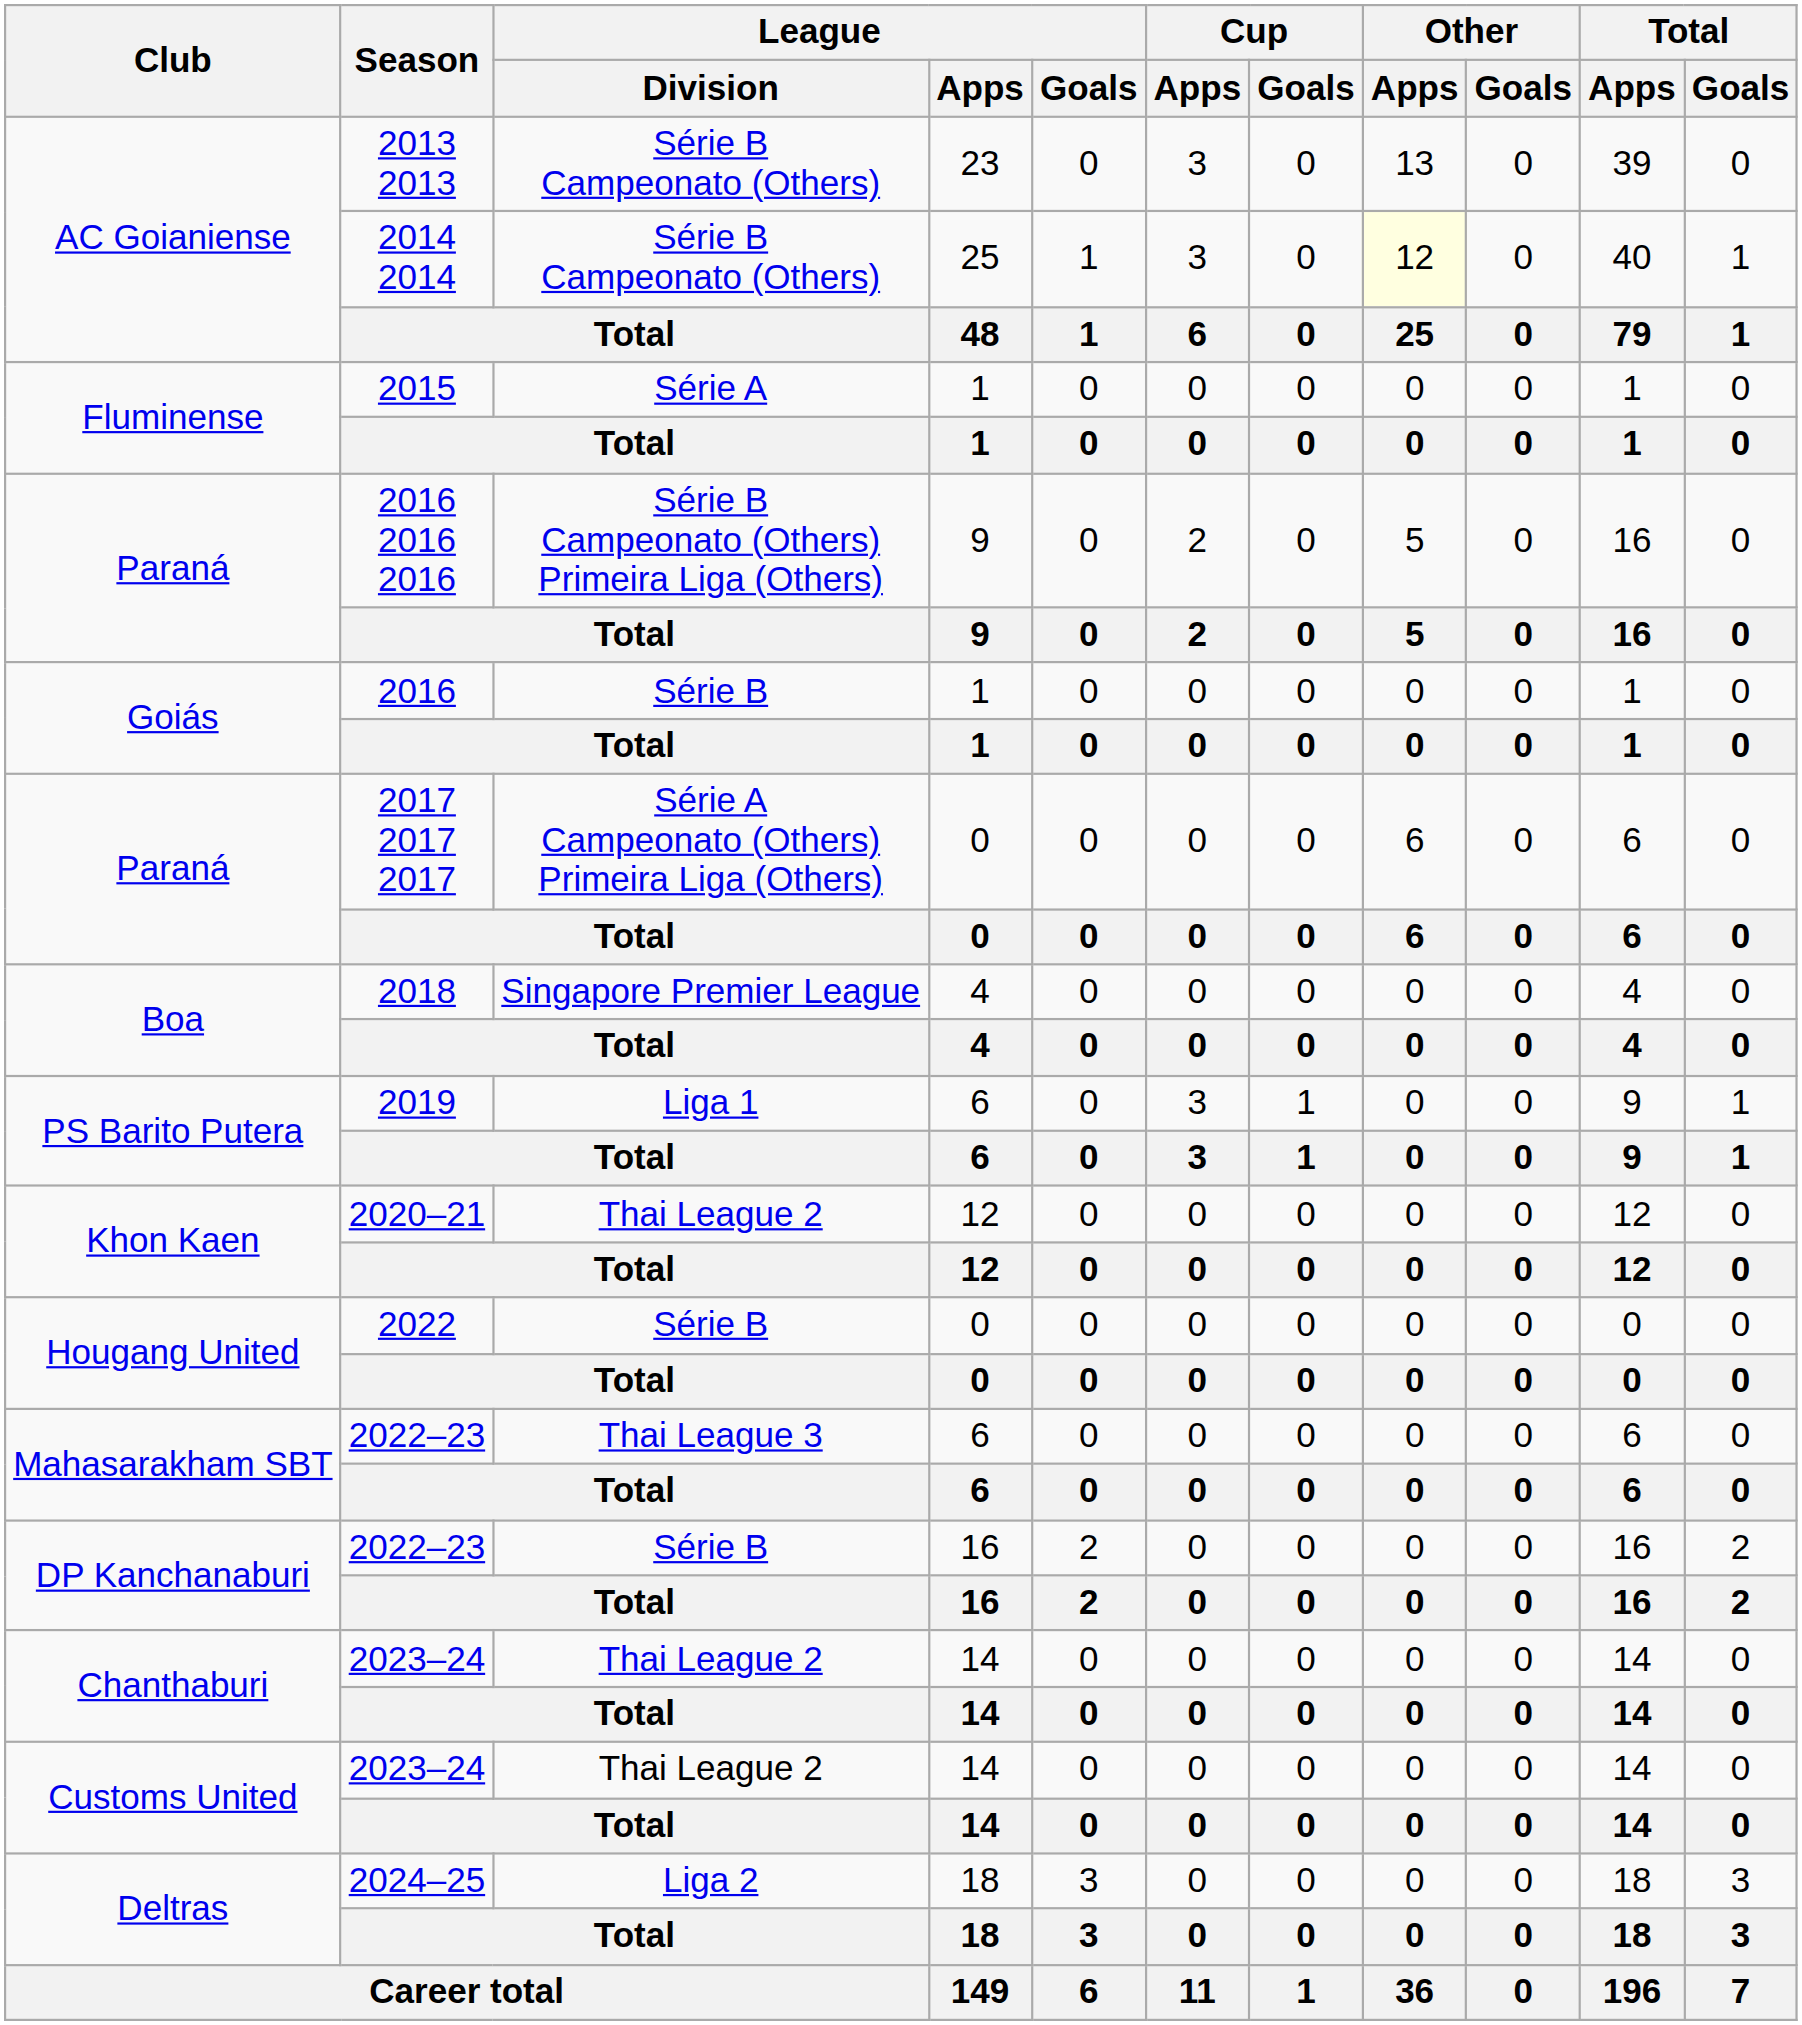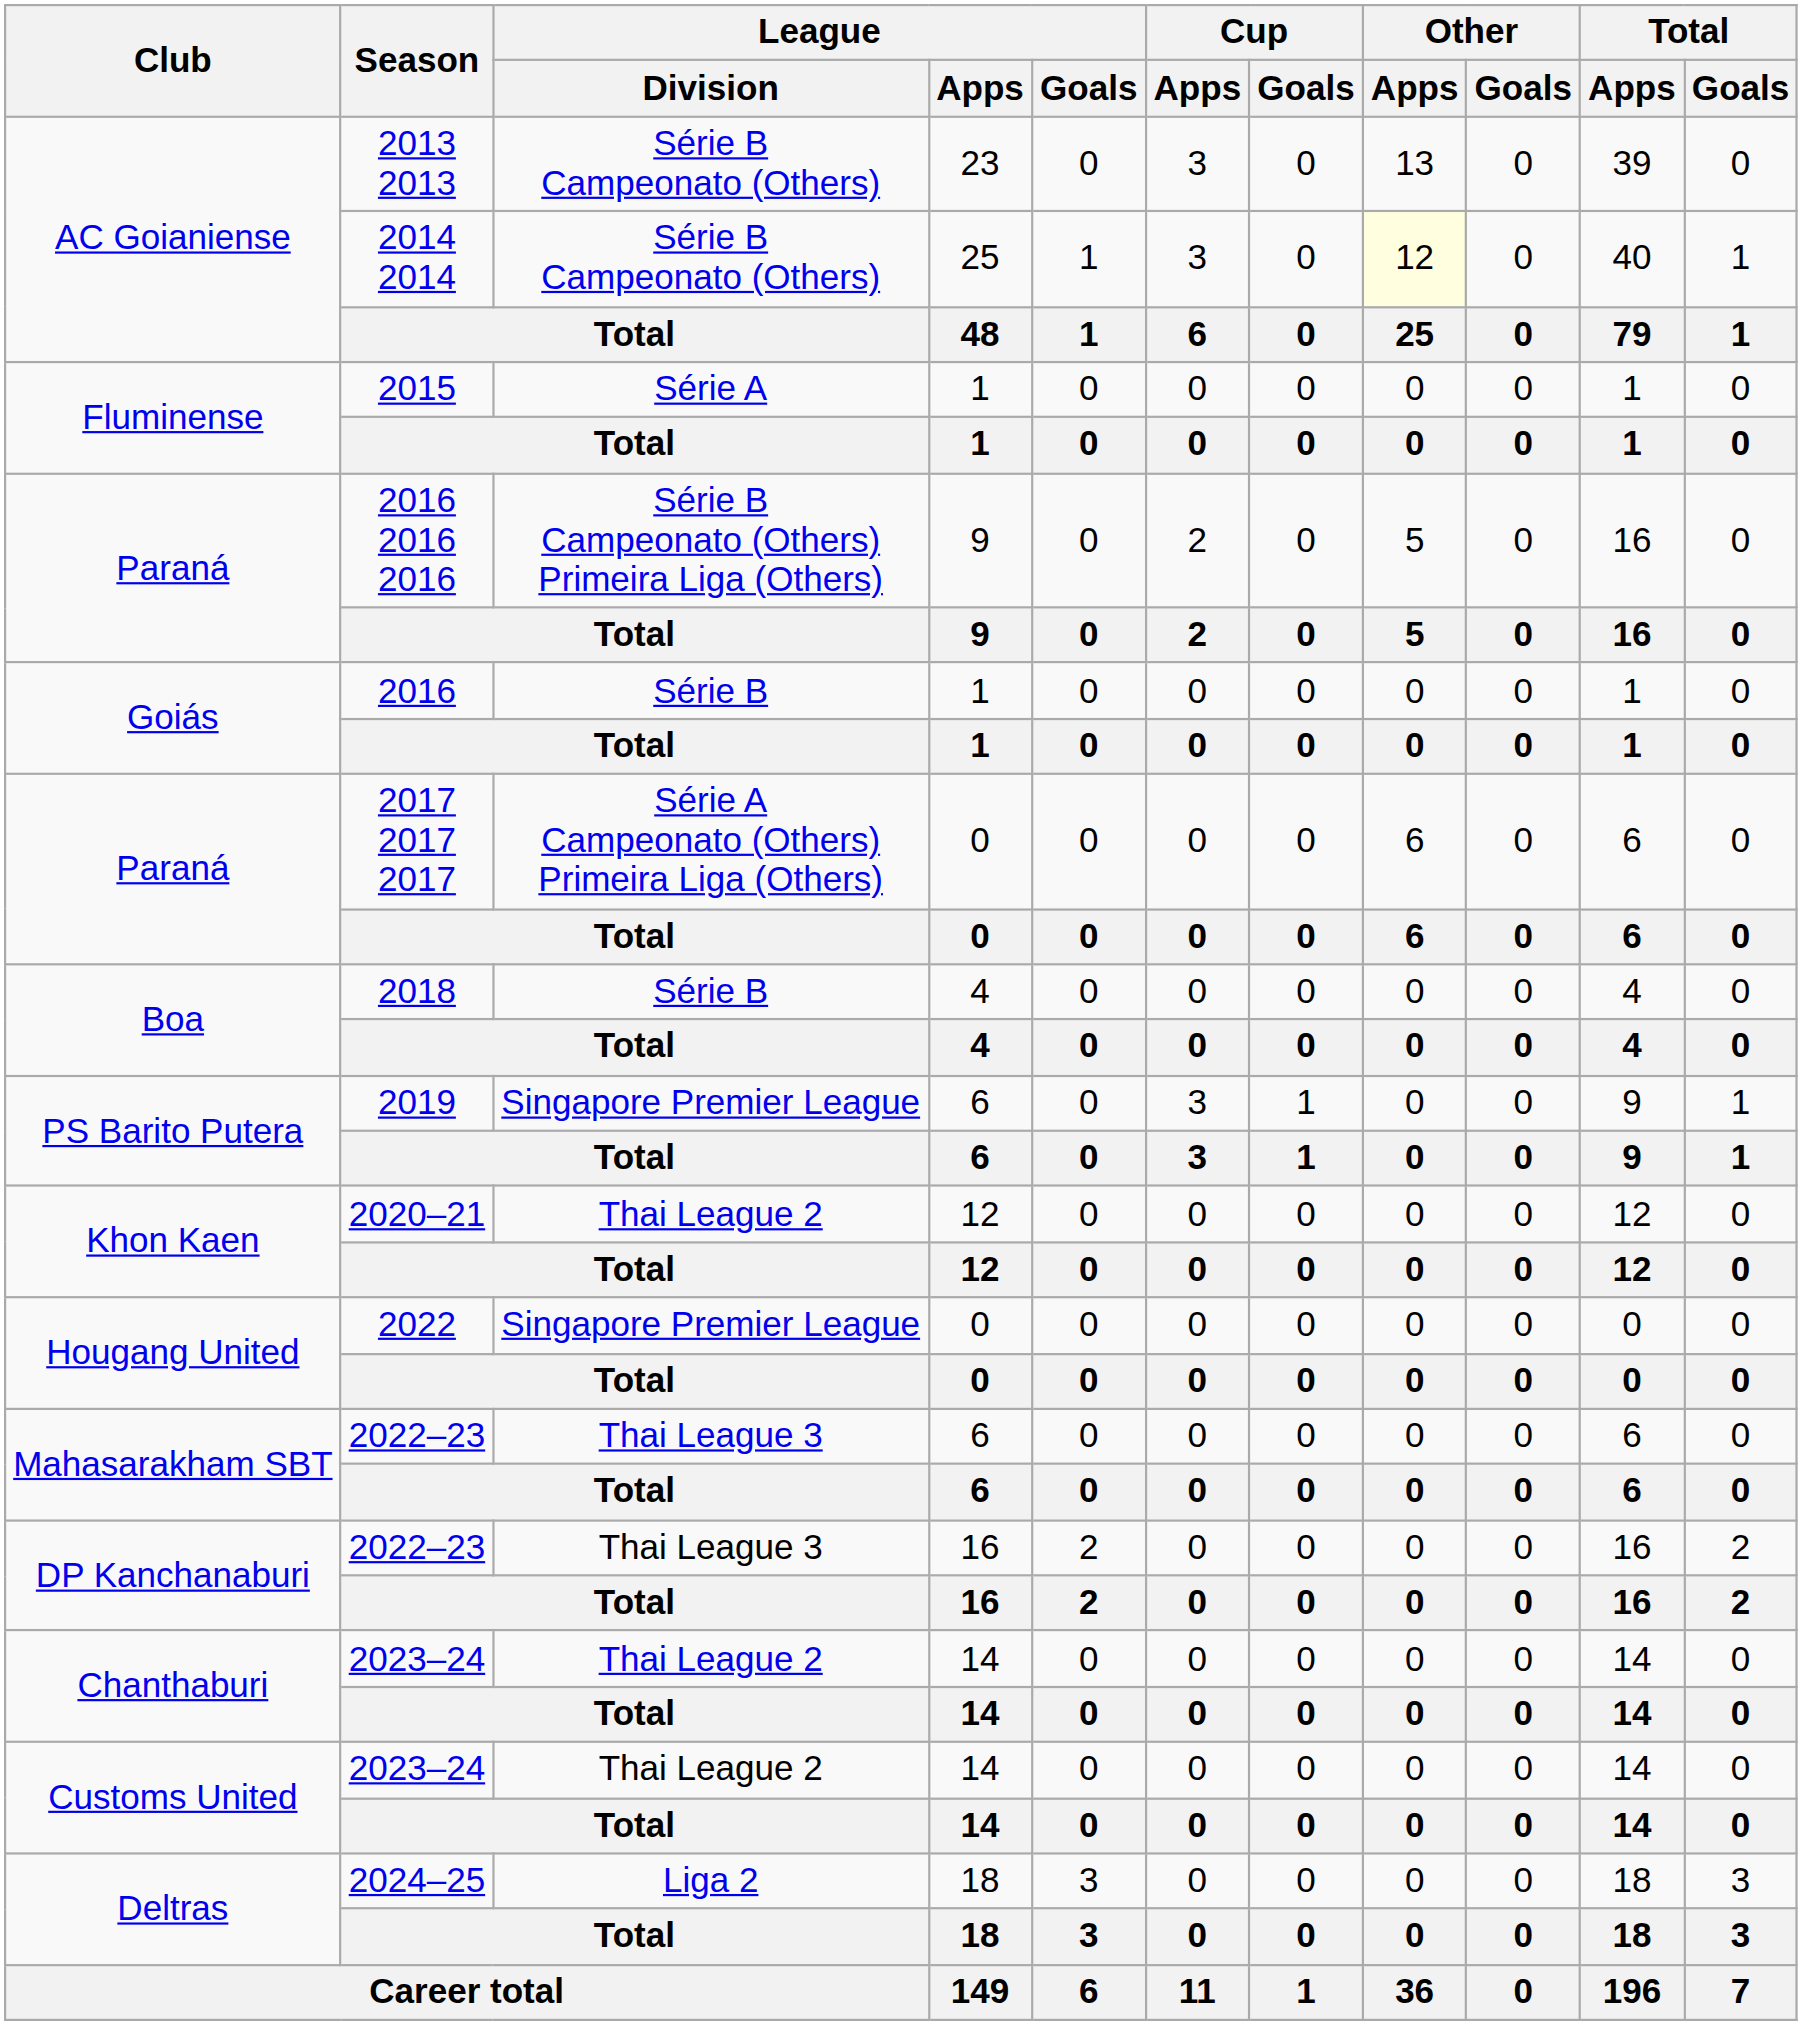(711, 991) Singapore Premier League -> (711, 991) Série B
(711, 1102) Liga 1 -> (711, 1102) Singapore Premier League
(711, 1324) Série B -> (711, 1324) Singapore Premier League
(711, 1546) Série B -> (711, 1546) Thai League 3
